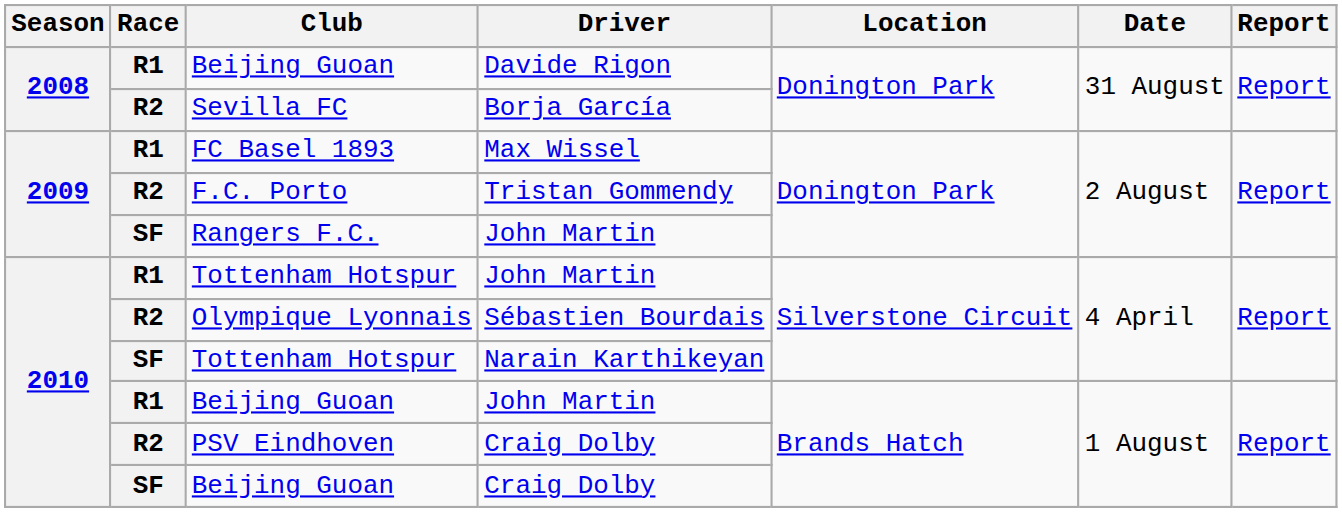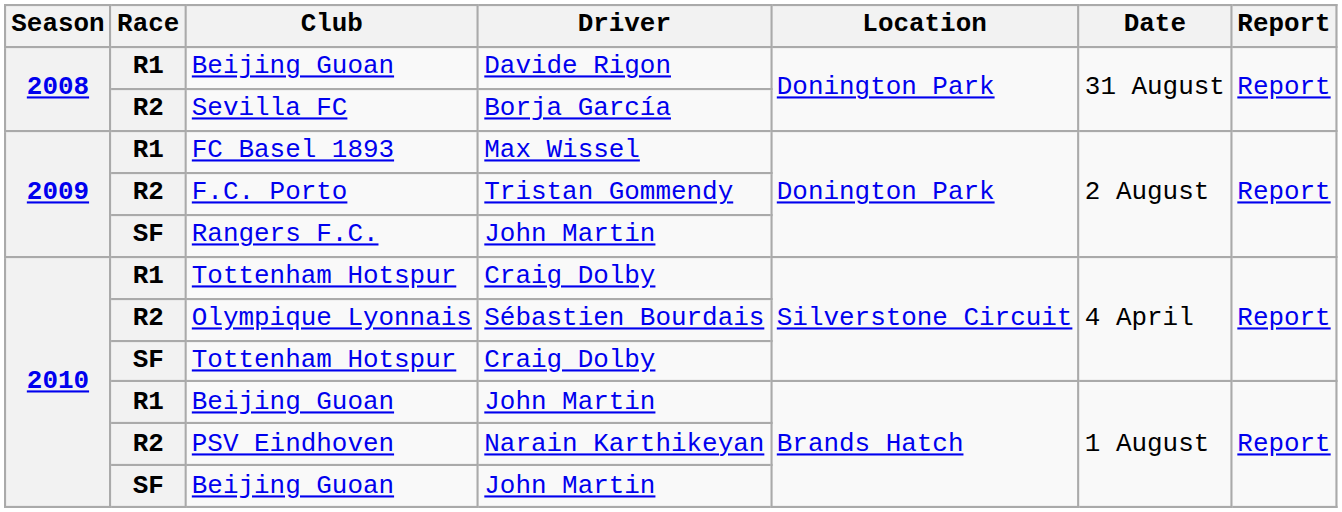(570, 278) John Martin -> (570, 278) Craig Dolby
(624, 361) Narain Karthikeyan -> (570, 361) Craig Dolby
(570, 445) Craig Dolby -> (624, 445) Narain Karthikeyan
(570, 487) Craig Dolby -> (570, 487) John Martin
